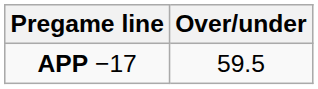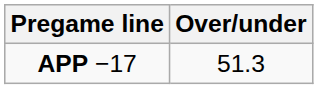(241, 63) 59.5 -> (241, 63) 51.3
